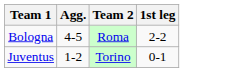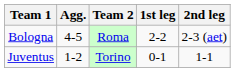+ column: (204, 15)
